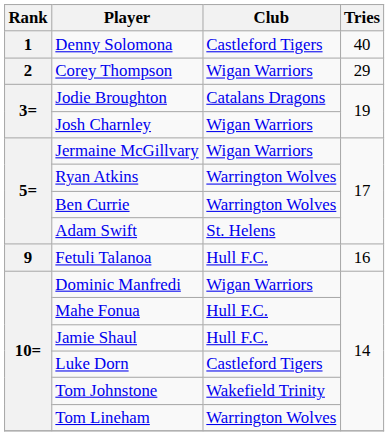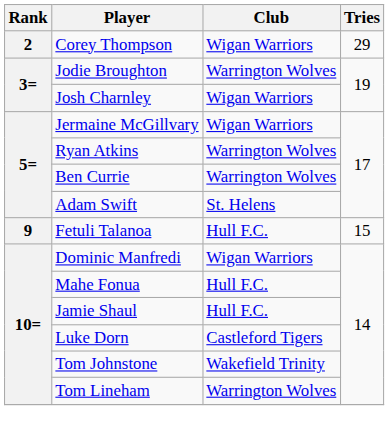- row: (114, 44)
(266, 97) Catalans Dragons -> (271, 71) Warrington Wolves
(362, 257) 16 -> (362, 230) 15
